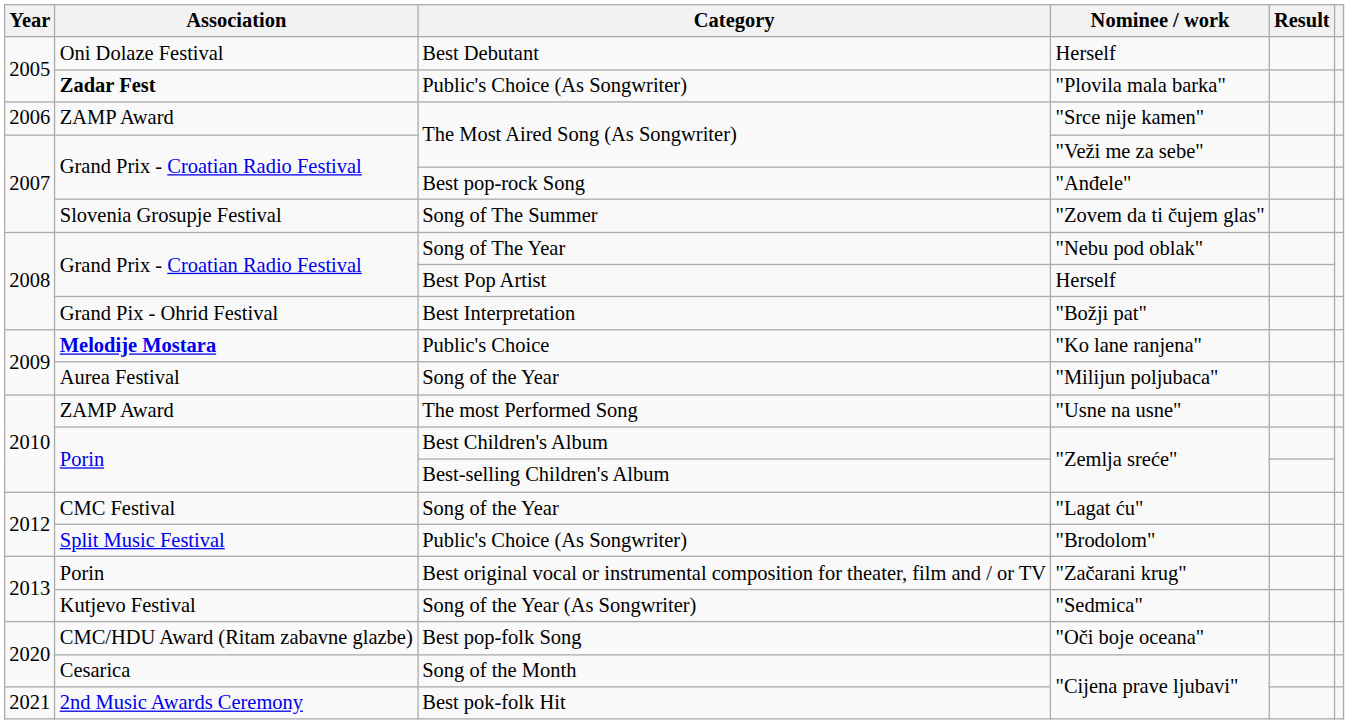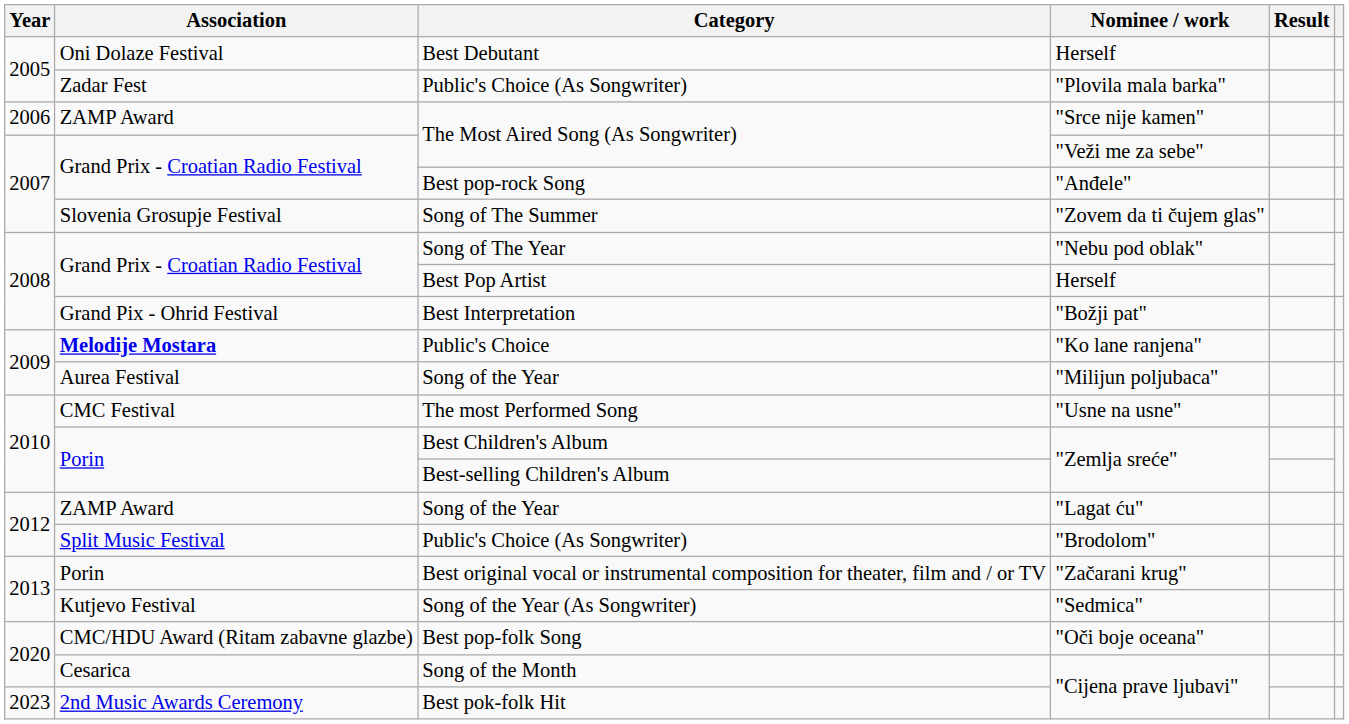(108, 85) bold -> (103, 85) normal
(117, 410) ZAMP Award -> (118, 410) CMC Festival
(118, 507) CMC Festival -> (117, 507) ZAMP Award
(30, 702) 2021 -> (30, 702) 2023
